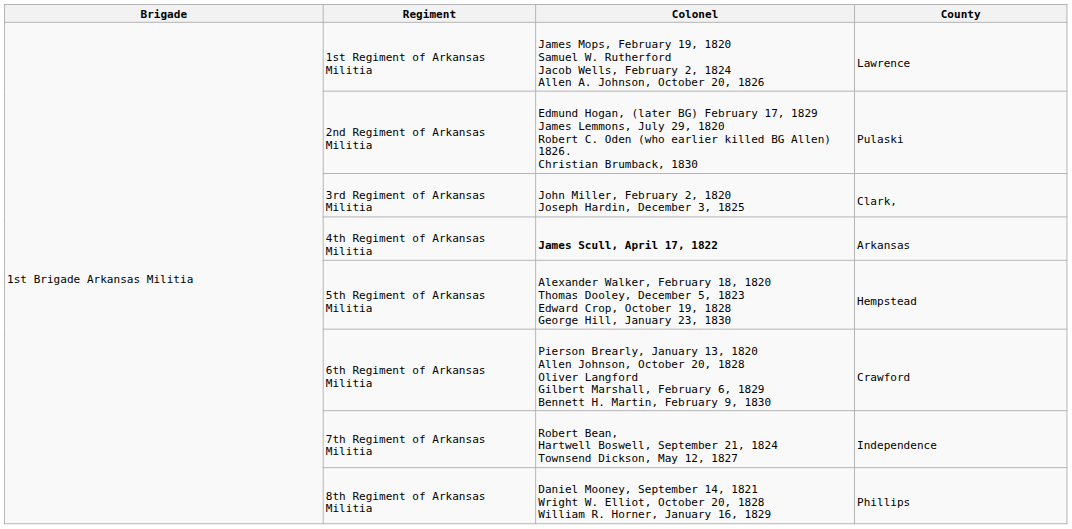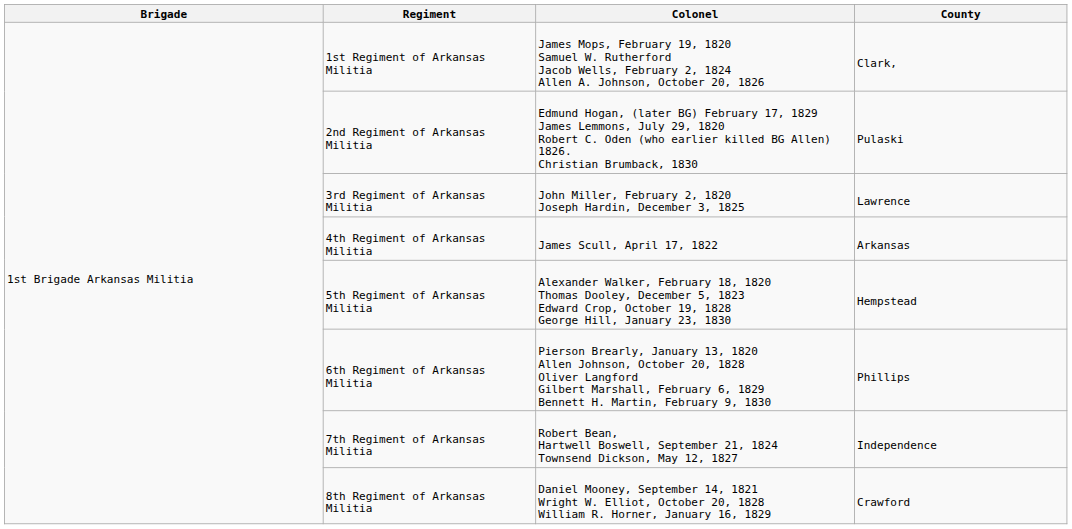(884, 63) Lawrence -> (877, 63) Clark,
(877, 201) Clark, -> (884, 201) Lawrence
(628, 245) bold -> (628, 245) normal
(884, 376) Crawford -> (884, 376) Phillips
(884, 502) Phillips -> (884, 502) Crawford
